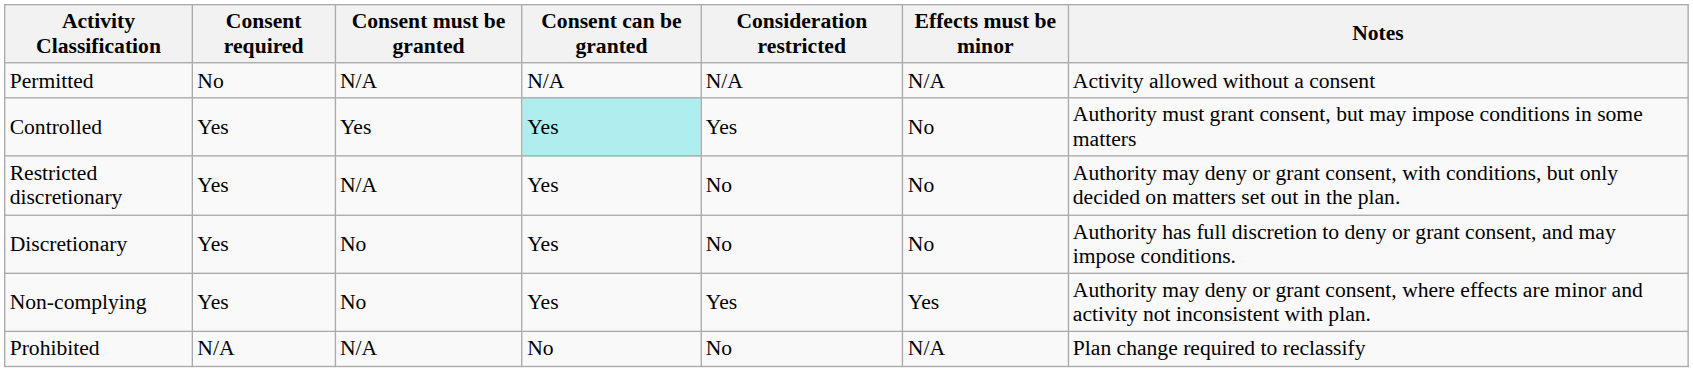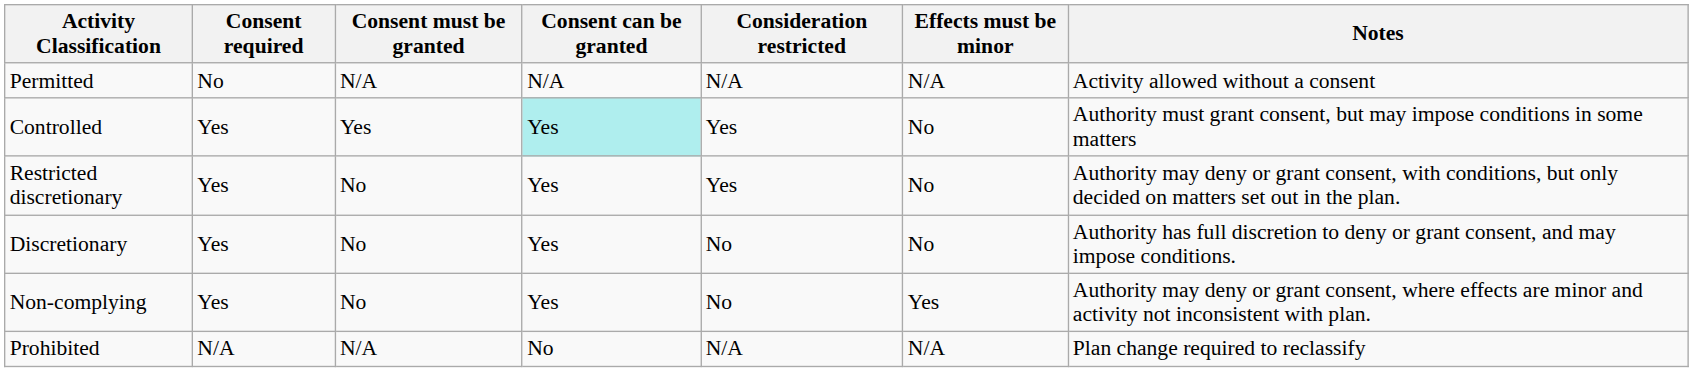(359, 185) N/A -> (353, 185) No
(719, 185) No -> (721, 185) Yes
(721, 302) Yes -> (719, 302) No
(719, 348) No -> (724, 348) N/A
